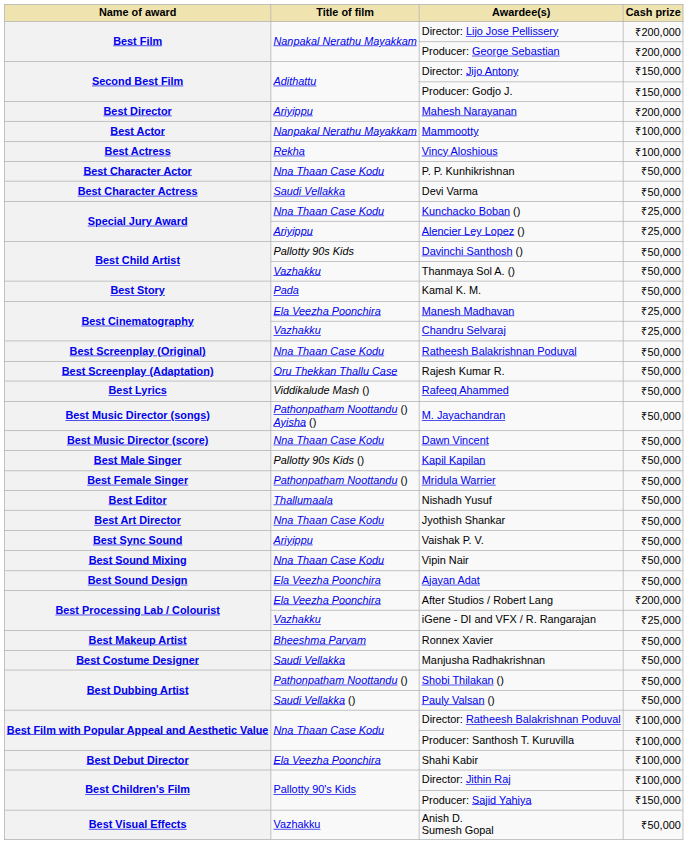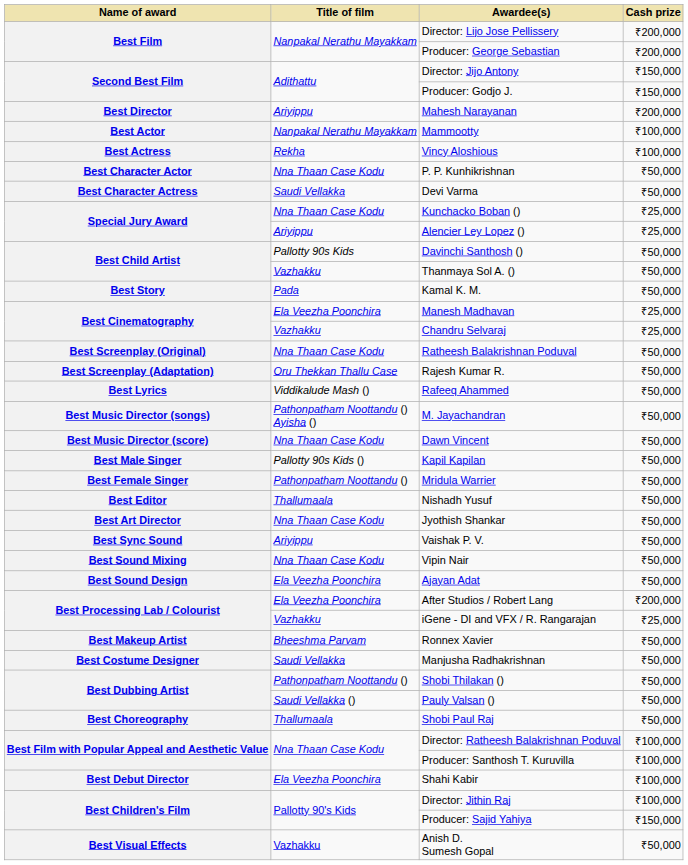+ row: (458, 720)
